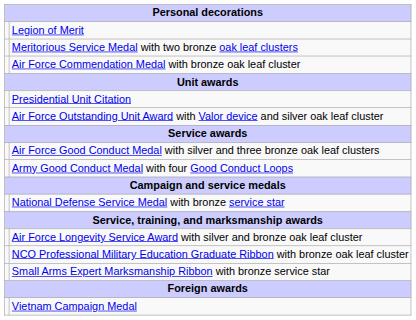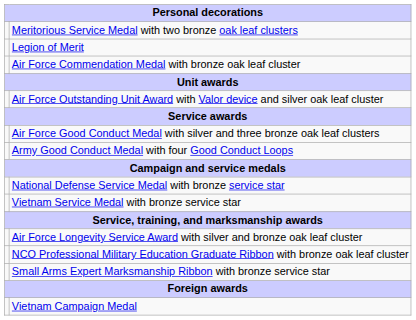rows swapped: (48, 30) <-> (155, 47)
- row: (71, 99)
+ row: (126, 202)
